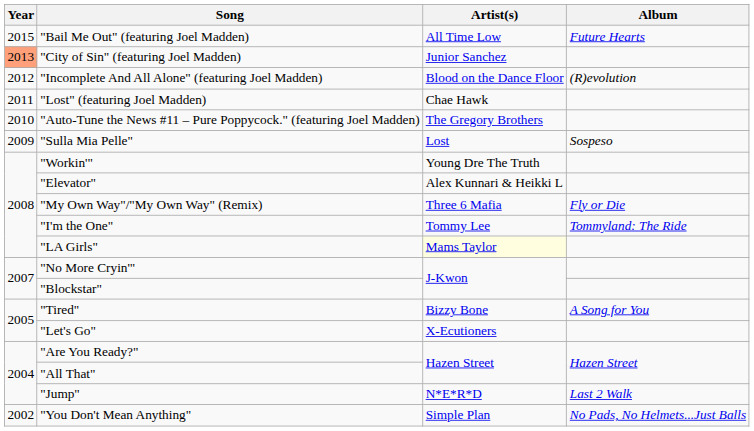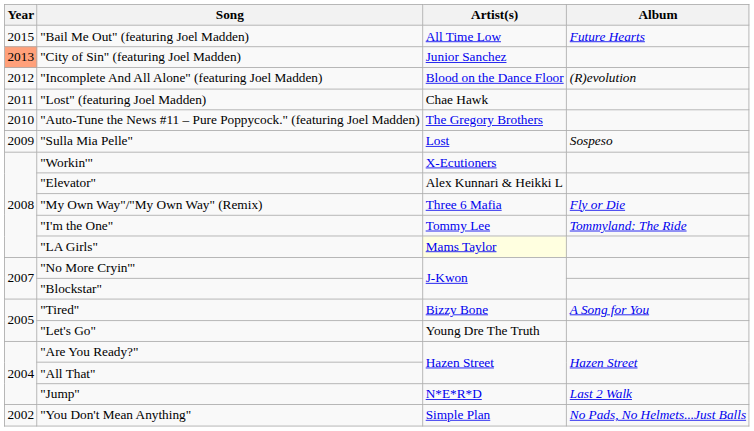(483, 162) Young Dre The Truth -> (461, 162) X-Ecutioners
(461, 330) X-Ecutioners -> (483, 330) Young Dre The Truth
